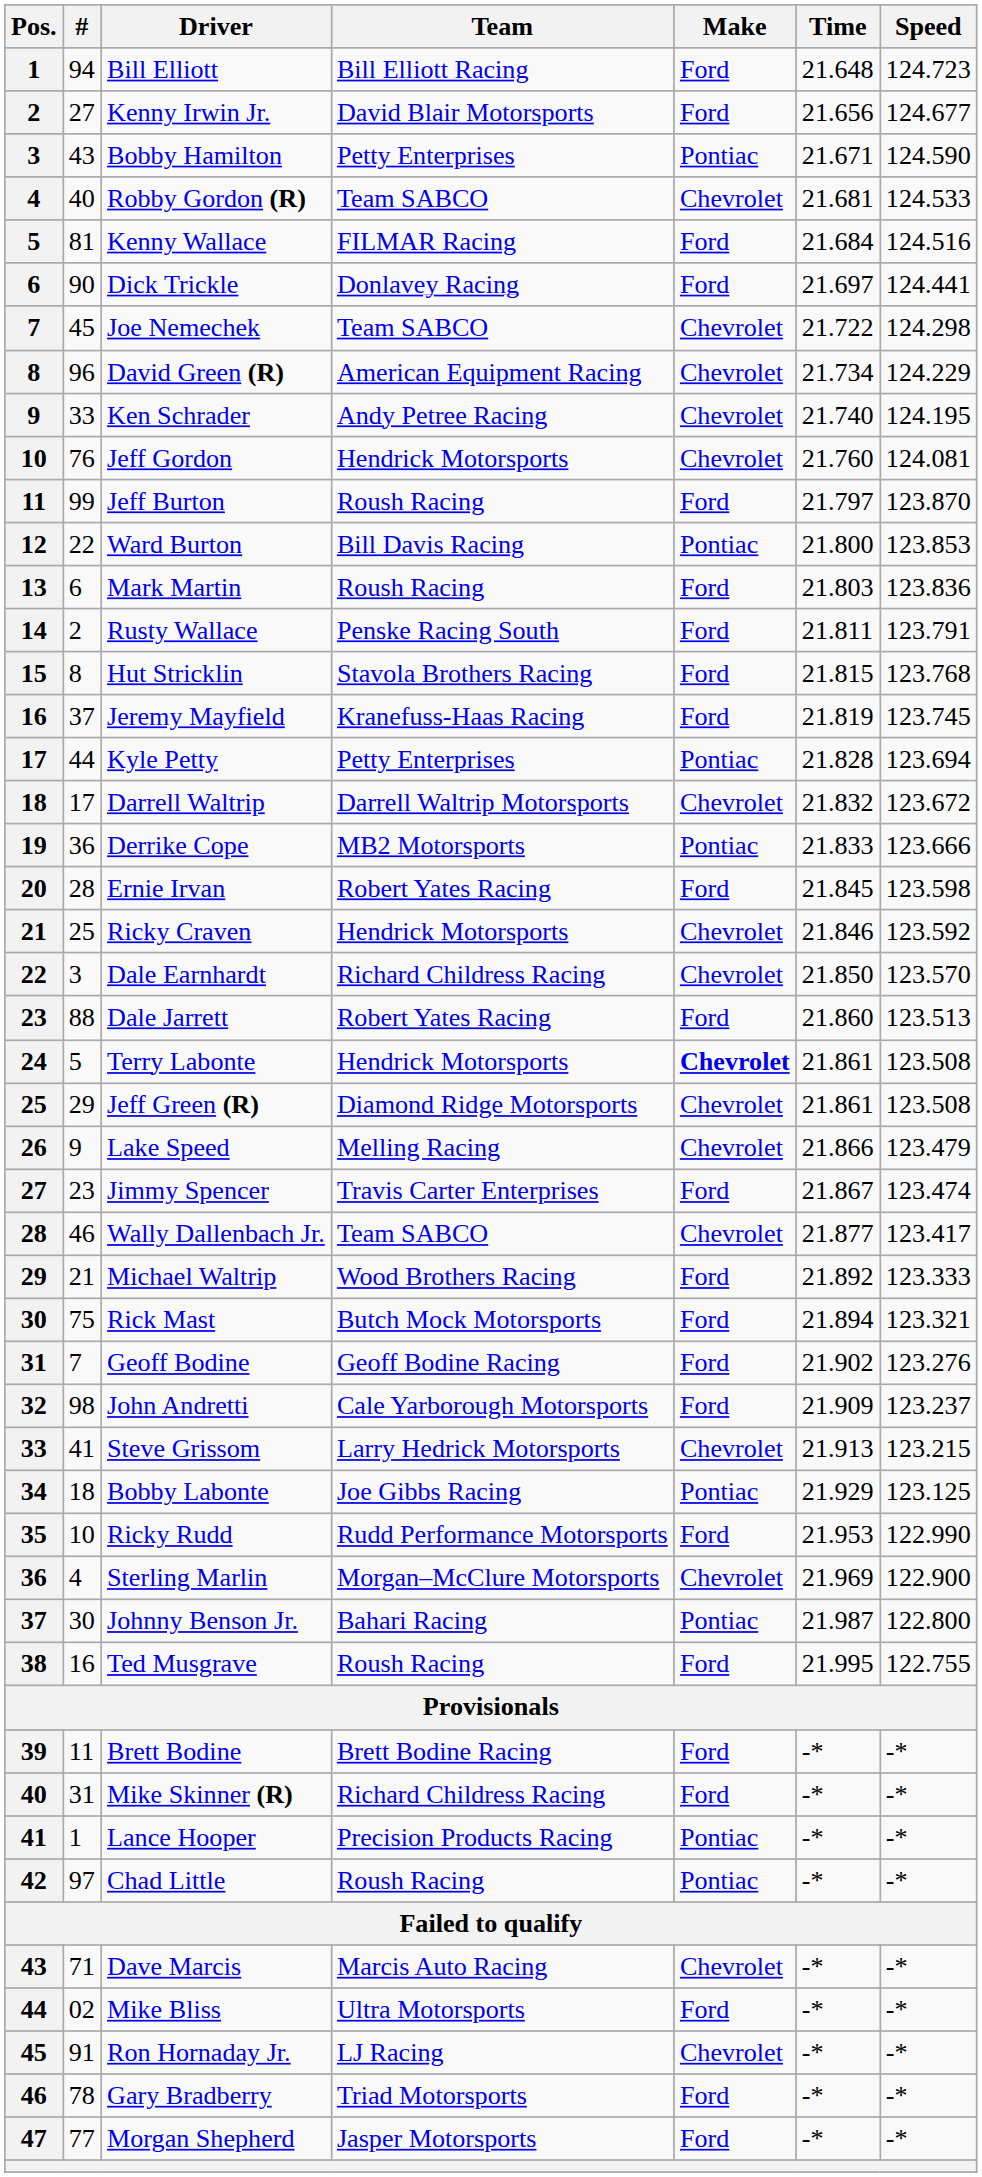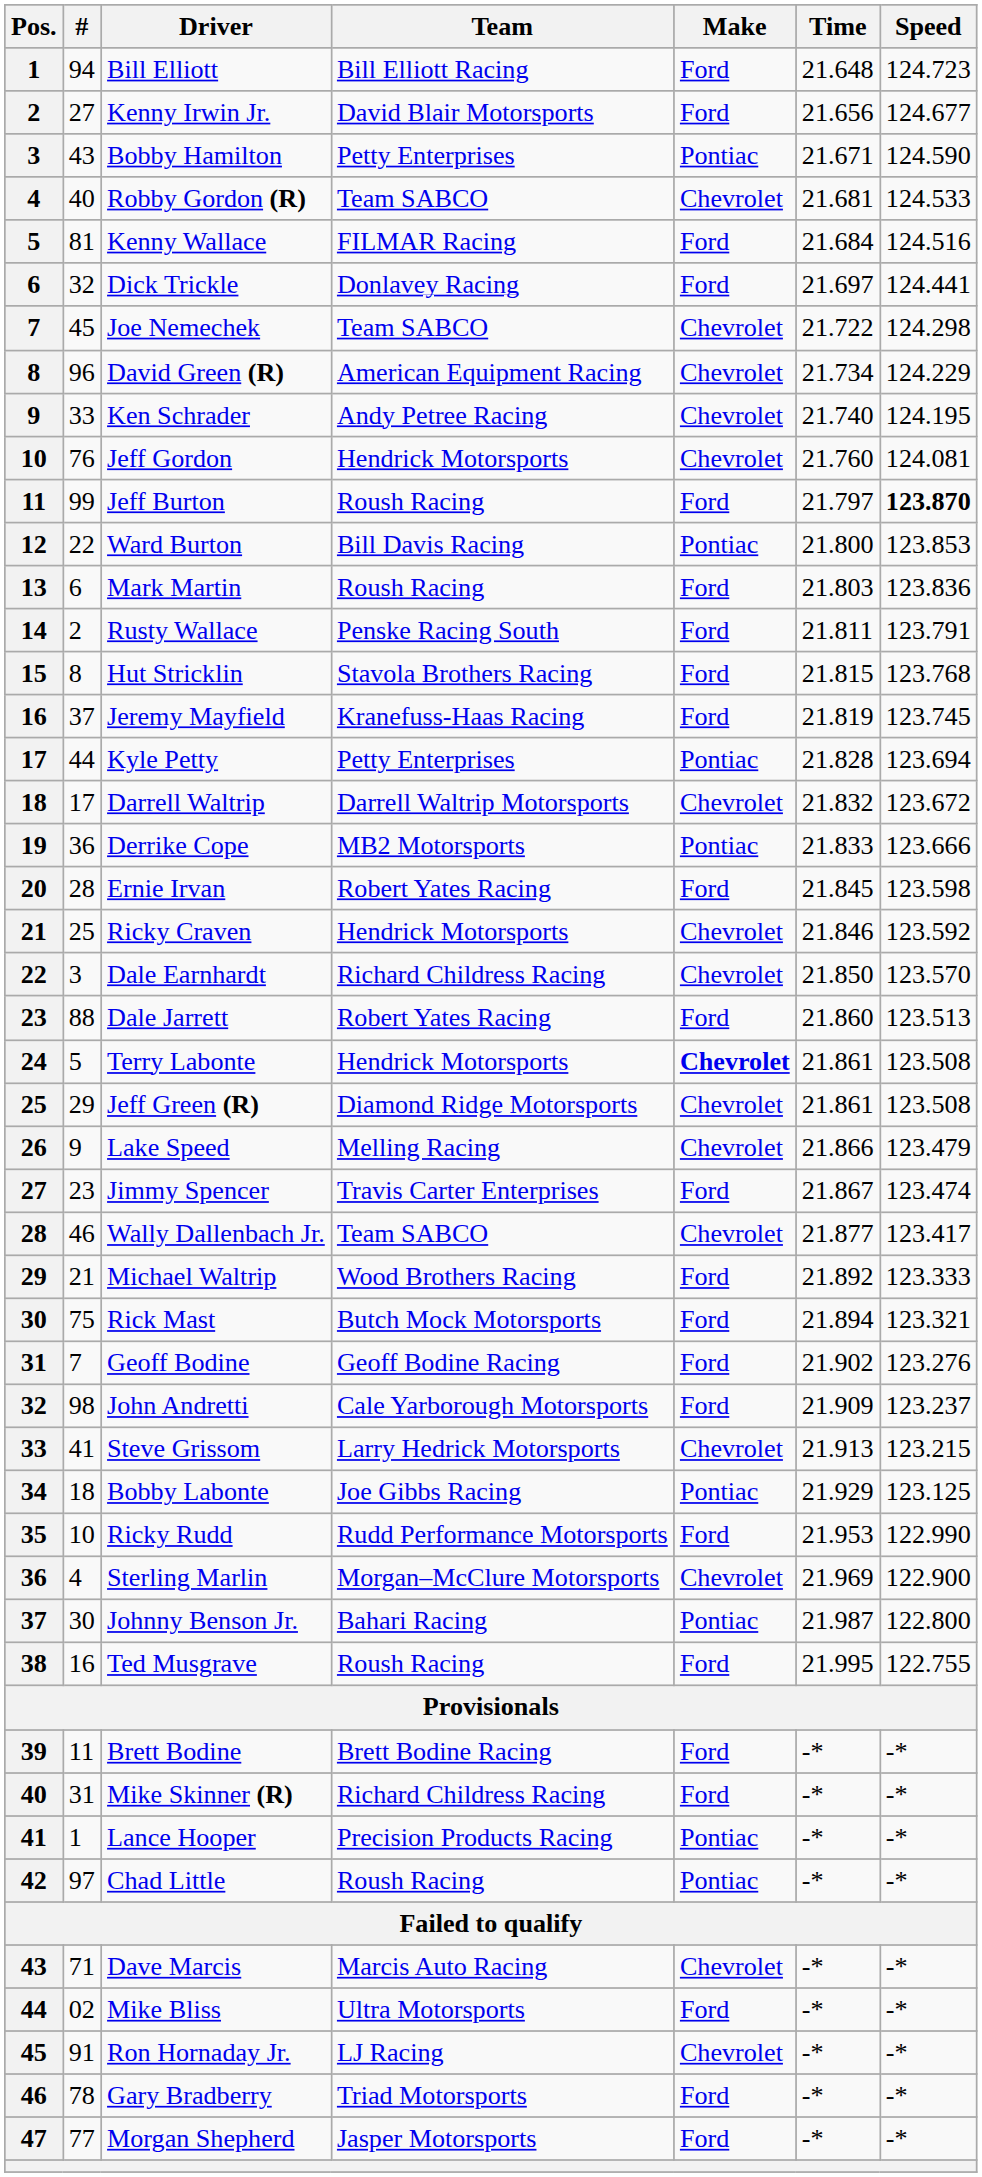(82, 284) 90 -> (82, 284) 32
(928, 500) normal -> (928, 500) bold
